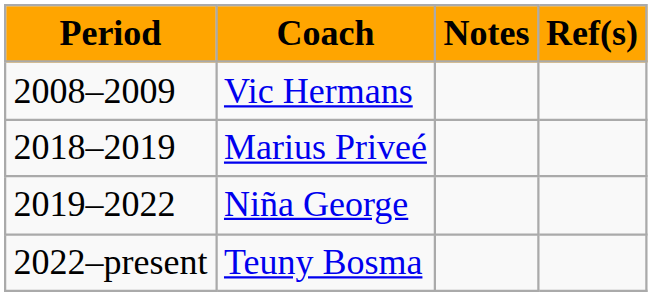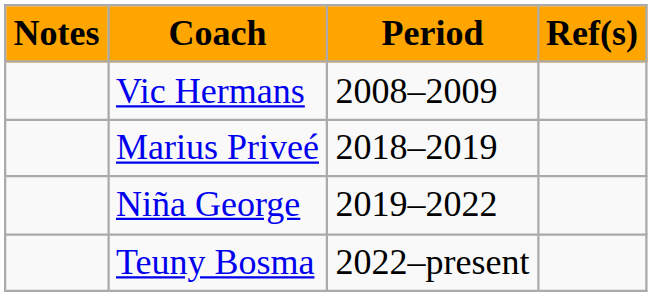columns swapped: (110, 33) <-> (487, 33)
